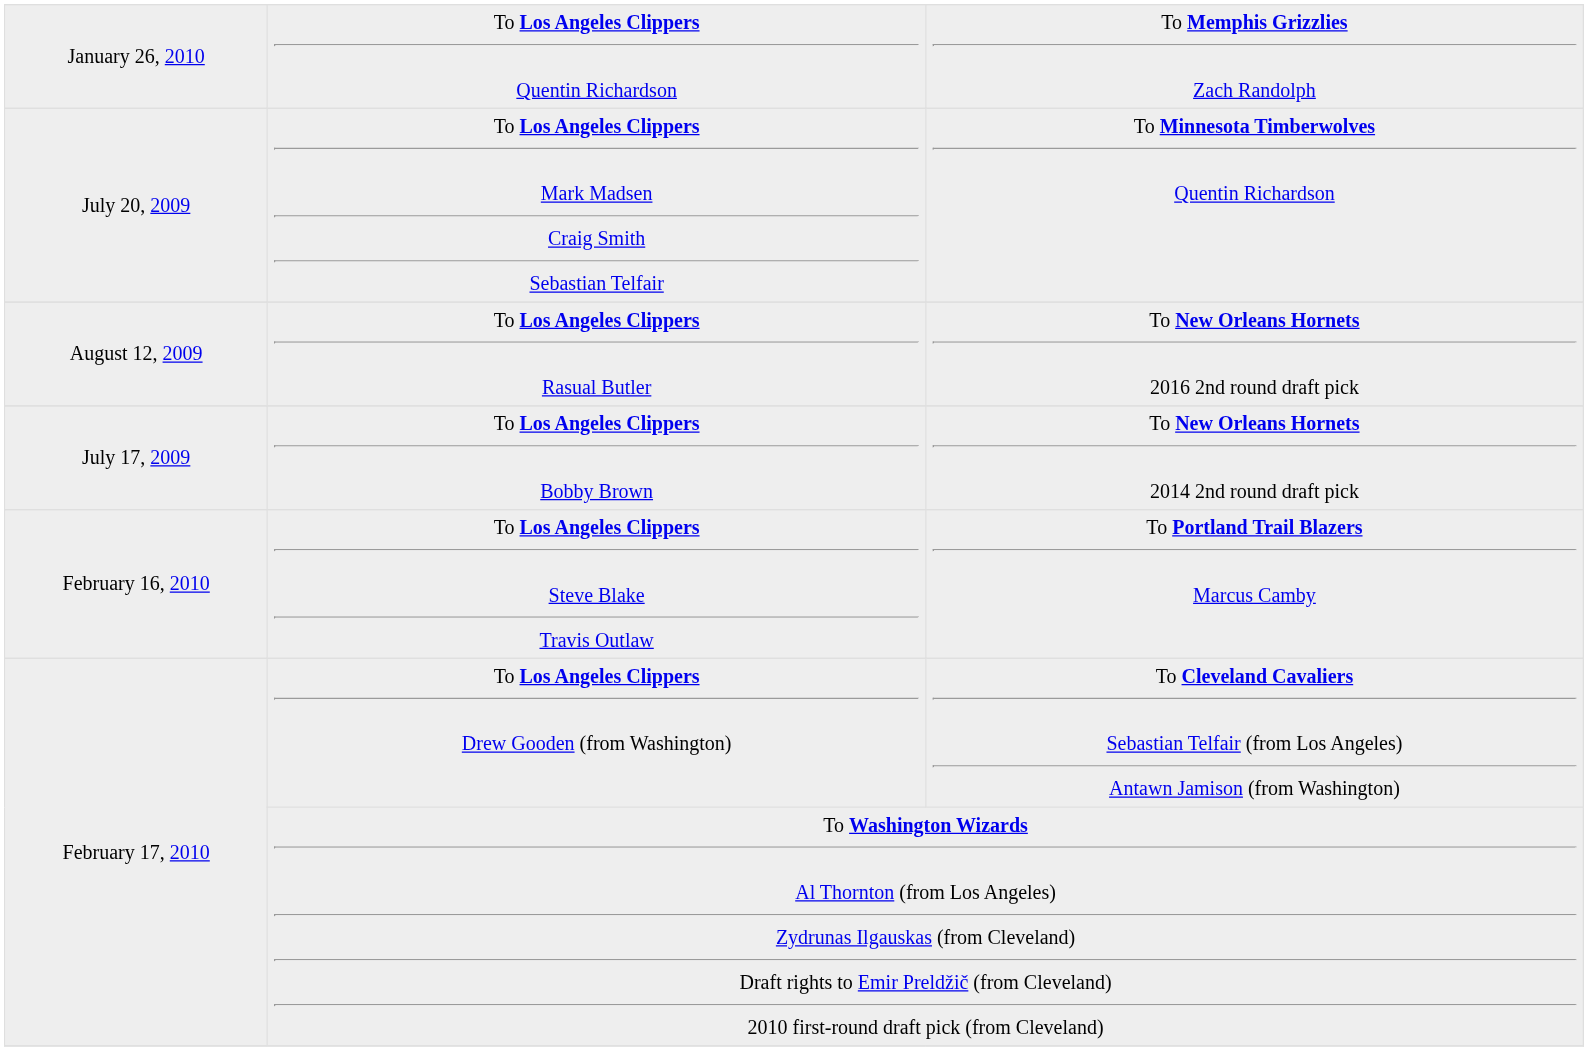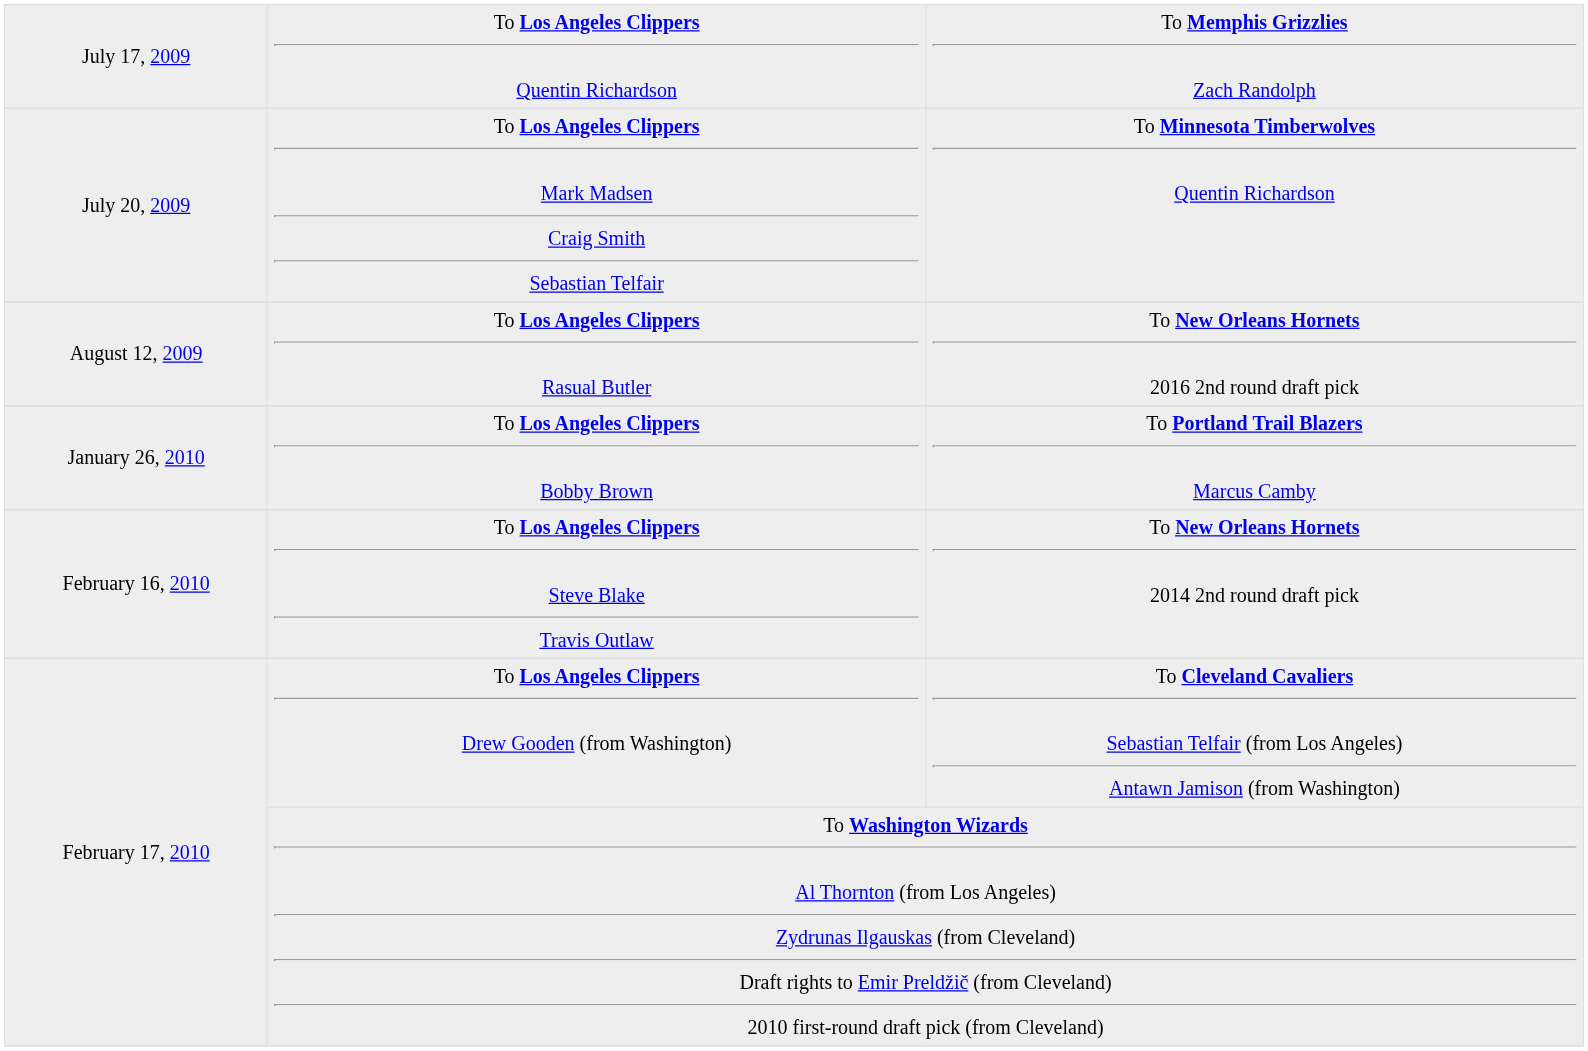(136, 56) January 26, 2010 -> (136, 56) July 17, 2009
(136, 457) July 17, 2009 -> (136, 457) January 26, 2010
(1254, 457) To New Orleans Hornets 2014 2nd round draft pick -> (1254, 457) To Portland Trail Blazers Marcus Camby
(1254, 561) To Portland Trail Blazers Marcus Camby -> (1254, 561) To New Orleans Hornets 2014 2nd round draft pick
